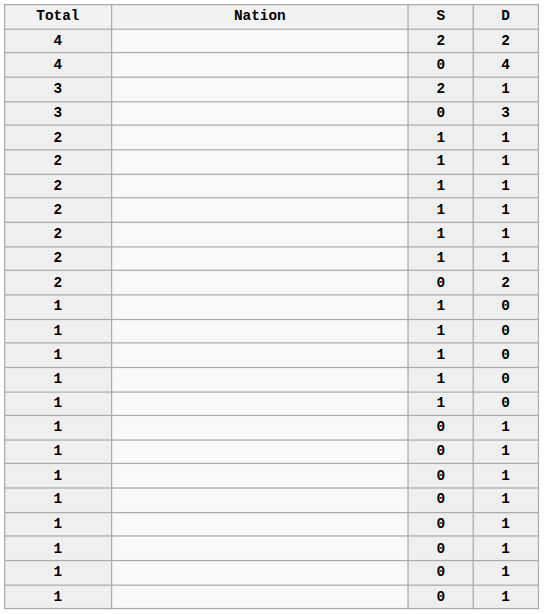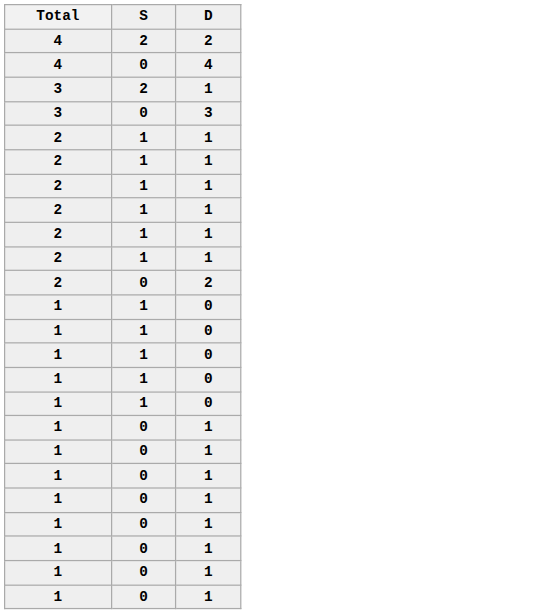- column: (260, 16)
